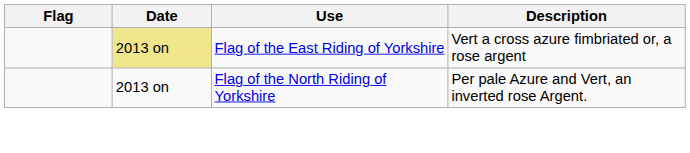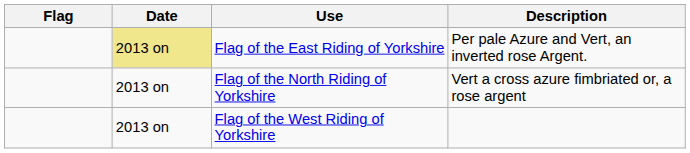(561, 47) Vert a cross azure fimbriated or, a rose argent -> (541, 47) Per pale Azure and Vert, an inverted rose Argent.
(541, 87) Per pale Azure and Vert, an inverted rose Argent. -> (561, 87) Vert a cross azure fimbriated or, a rose argent
+ row: (299, 127)
